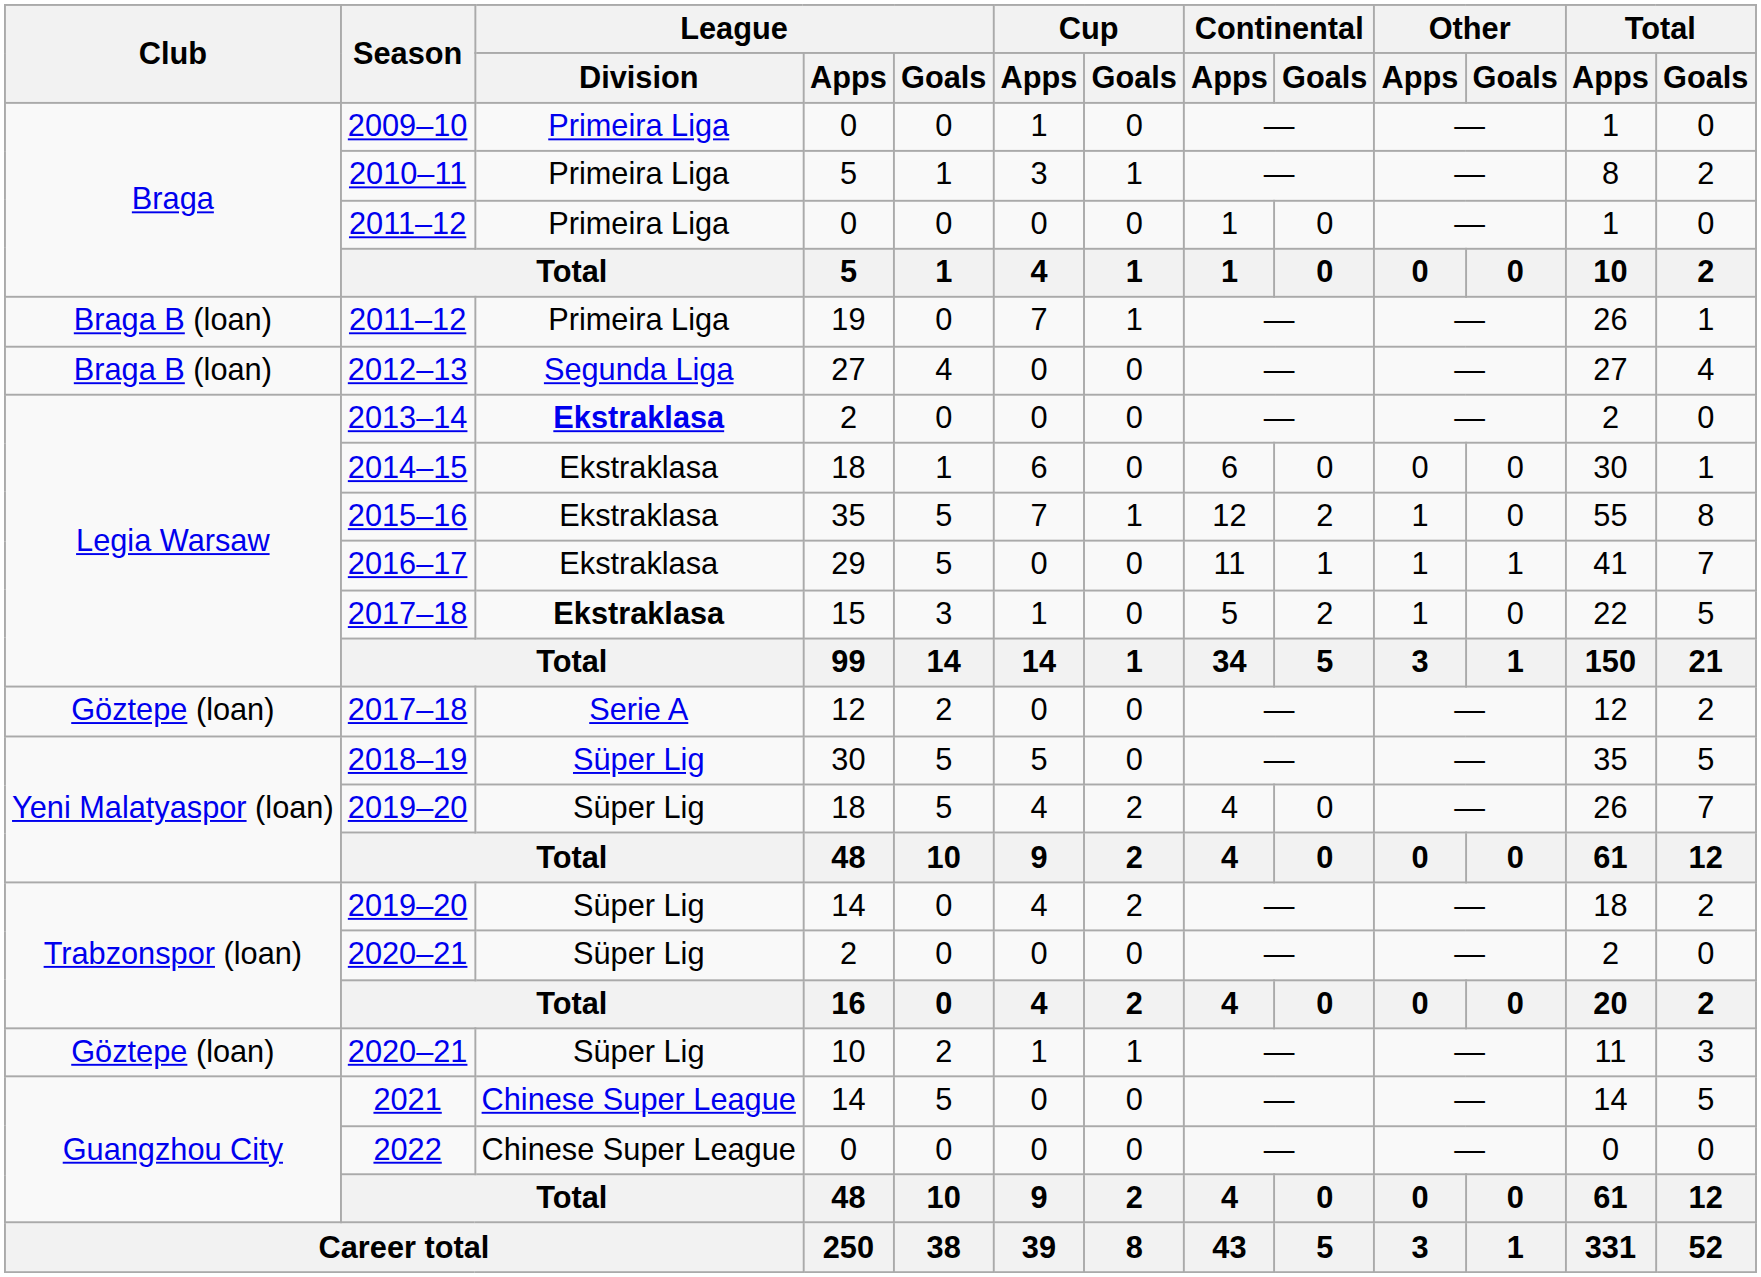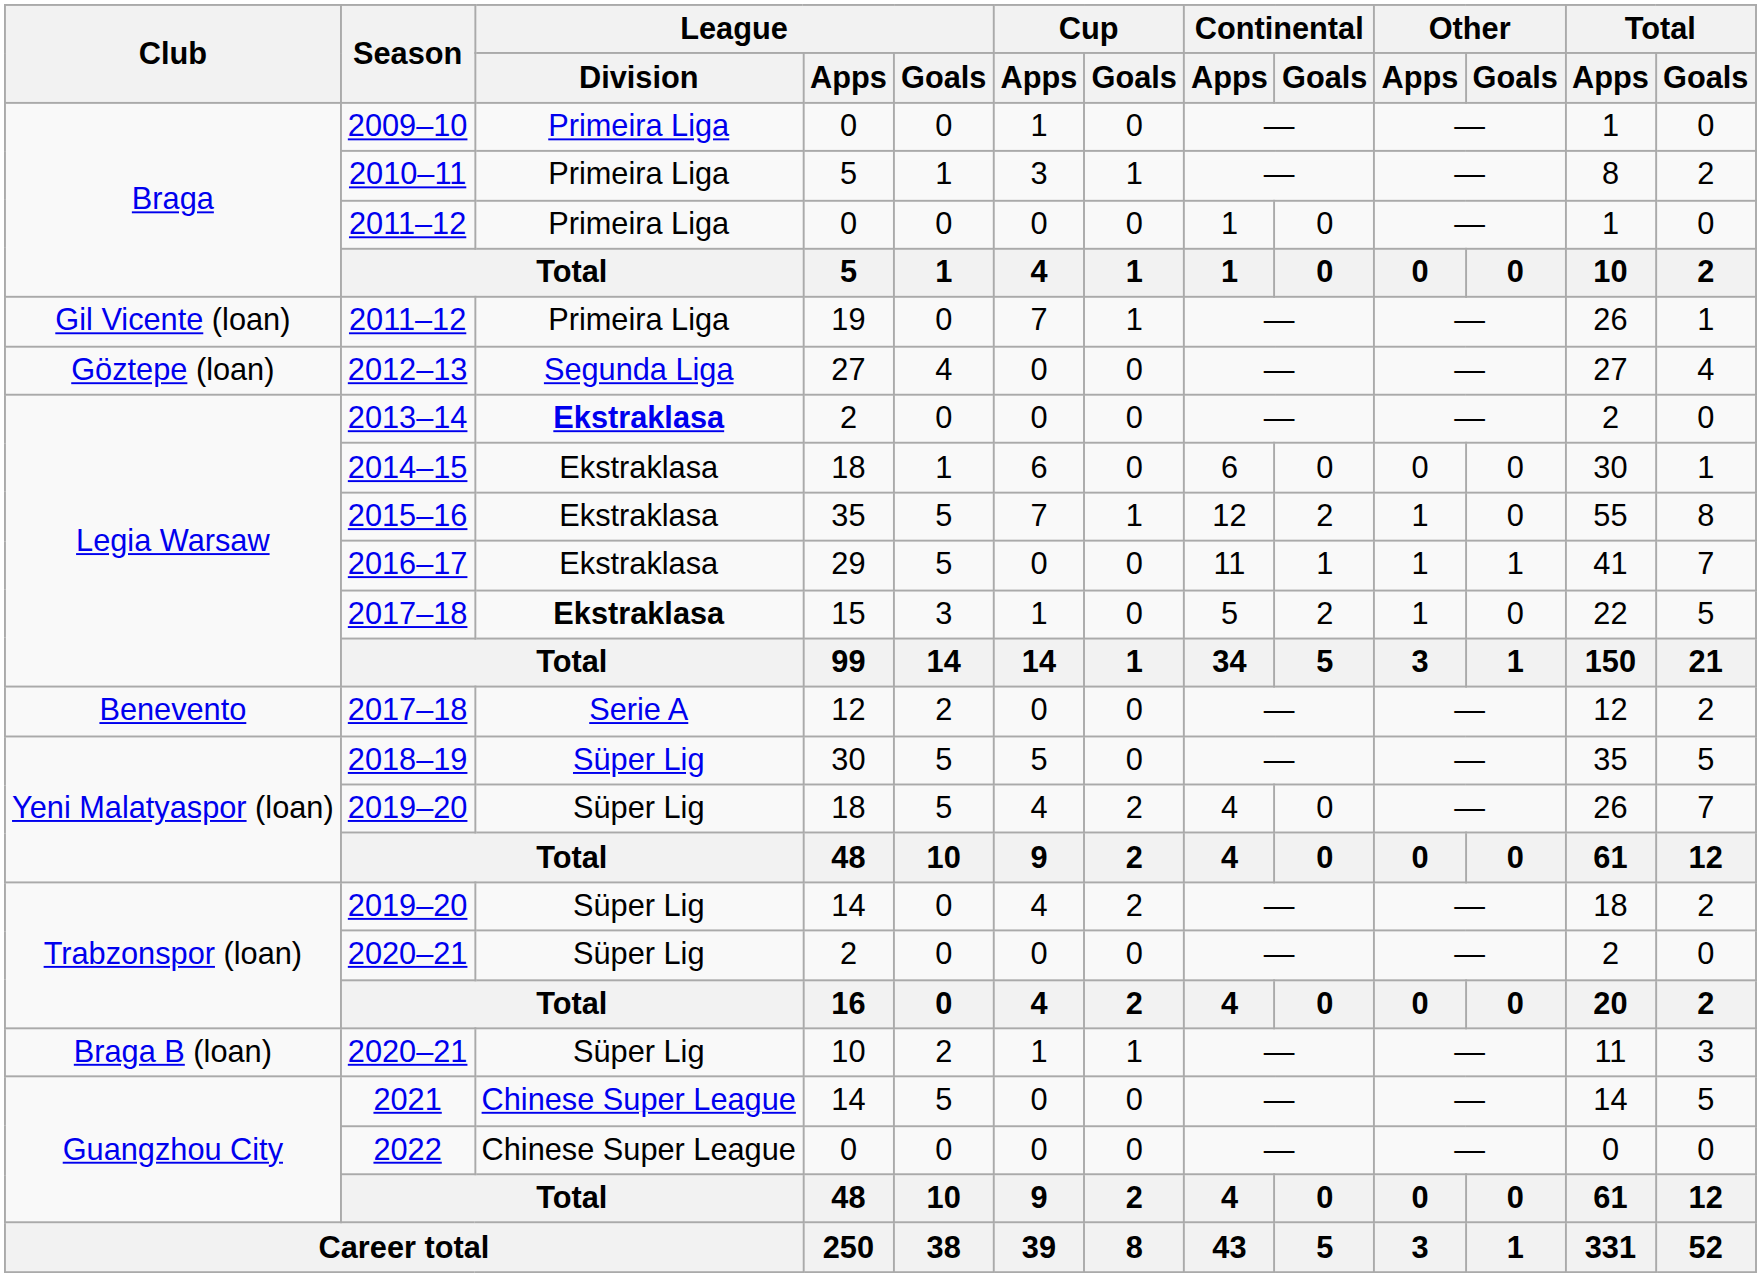(173, 321) Braga B (loan) -> (173, 321) Gil Vicente (loan)
(173, 369) Braga B (loan) -> (173, 369) Göztepe (loan)
(173, 710) Göztepe (loan) -> (173, 710) Benevento
(173, 1051) Göztepe (loan) -> (173, 1051) Braga B (loan)
